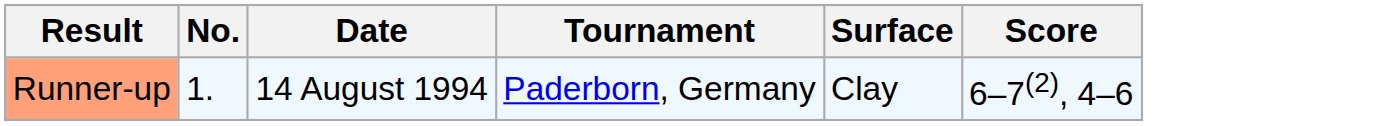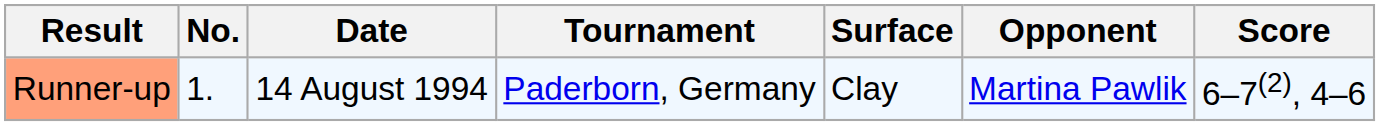+ column: (1078, 31)
